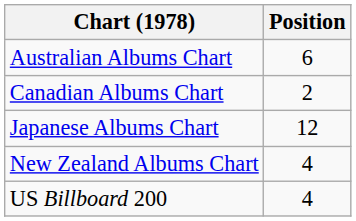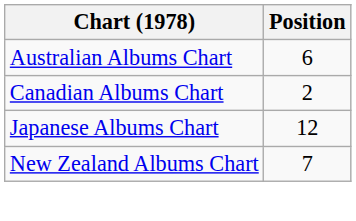(307, 163) 4 -> (307, 163) 7
- row: (88, 198)
